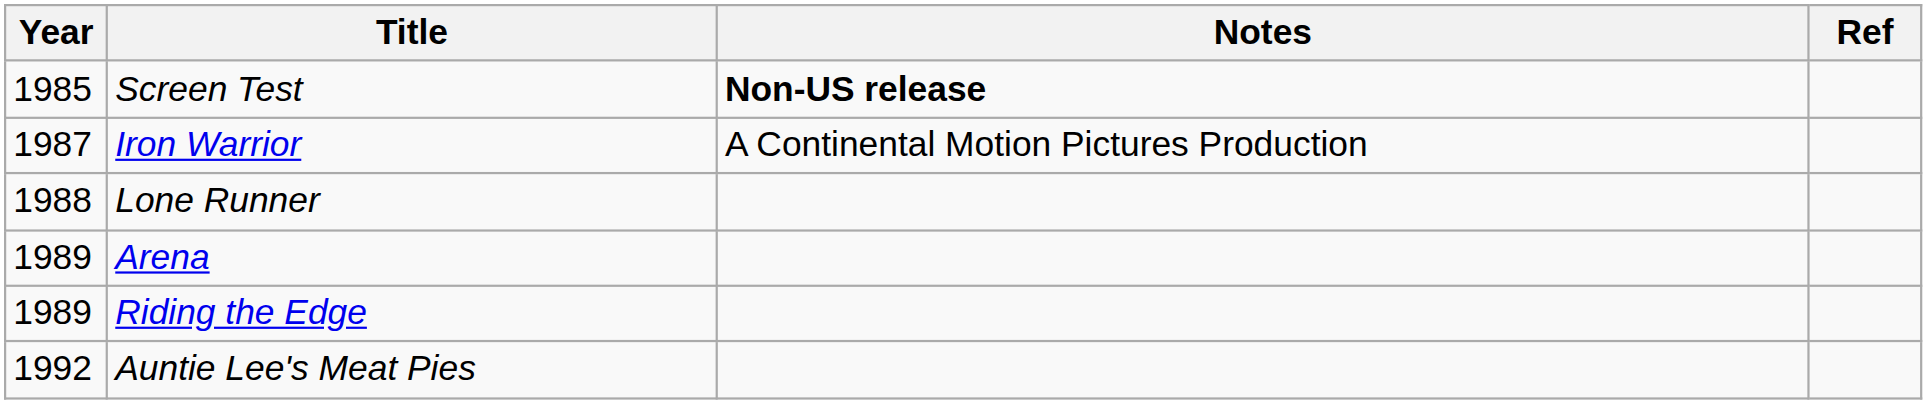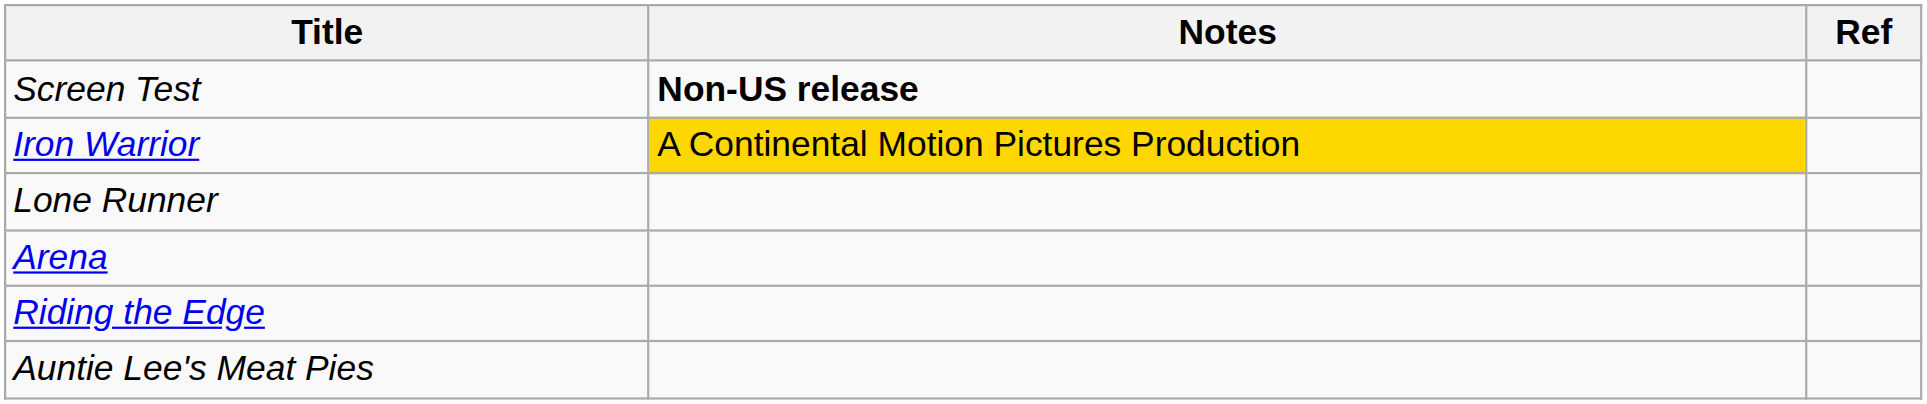- column: (56, 32)
(1046, 144) no background -> (979, 144) gold background
